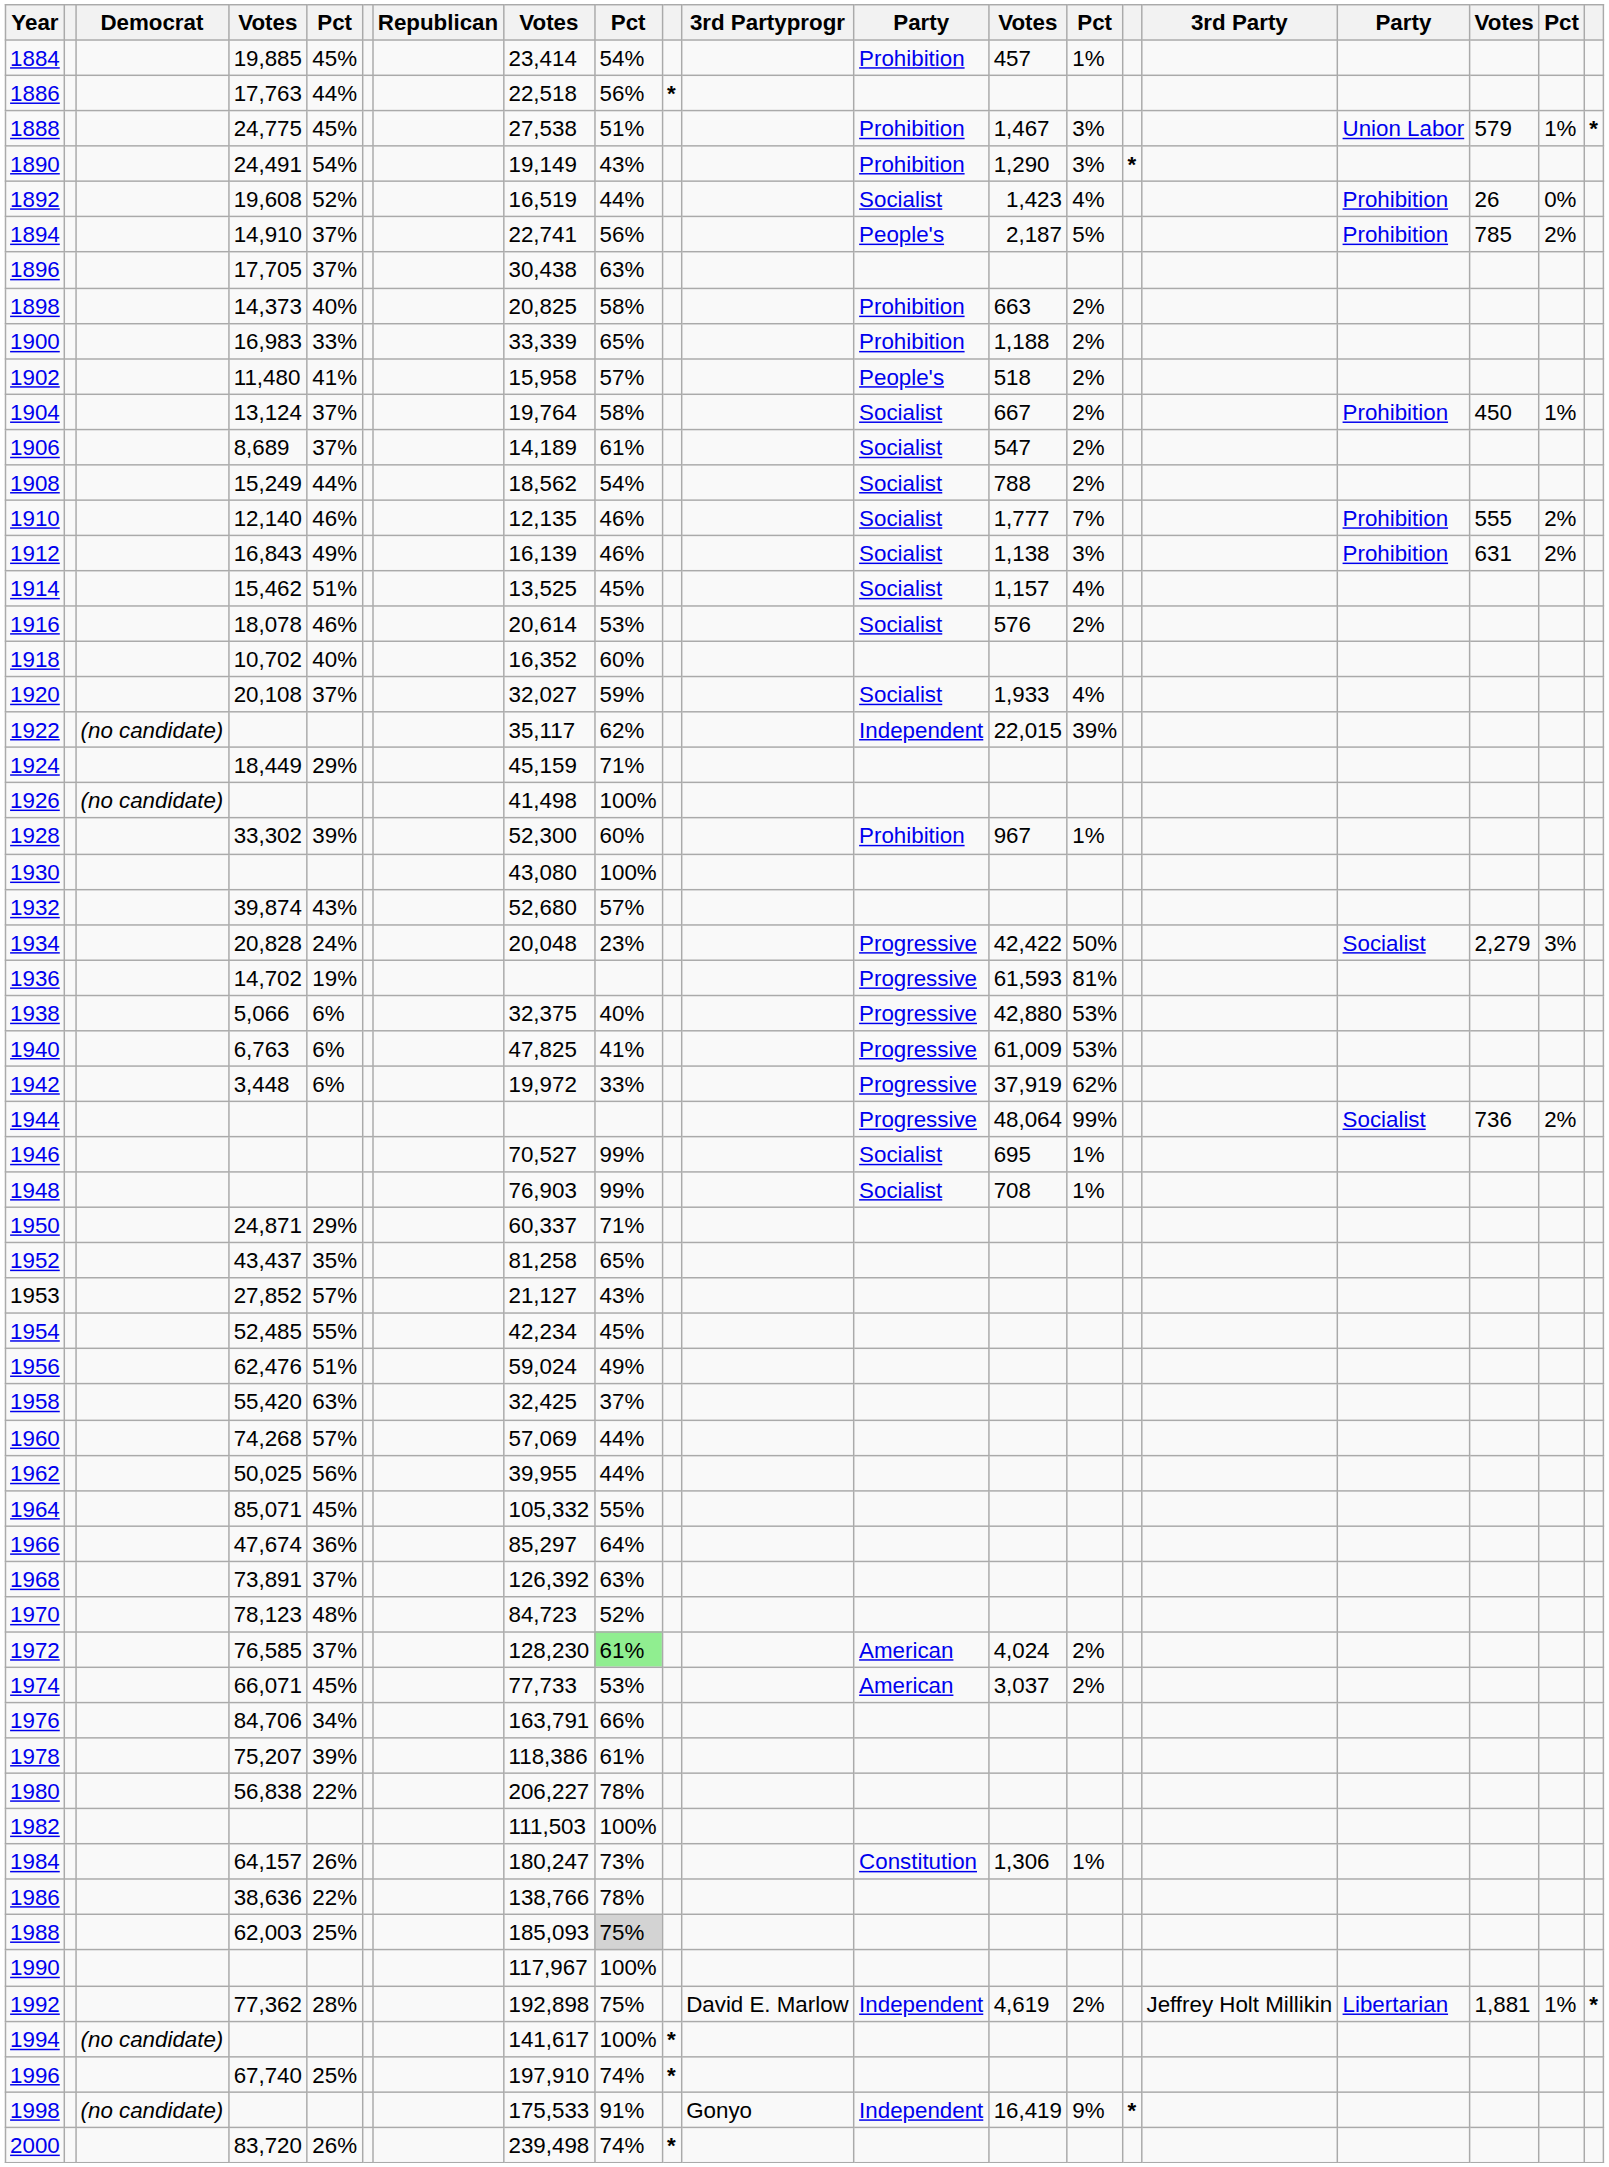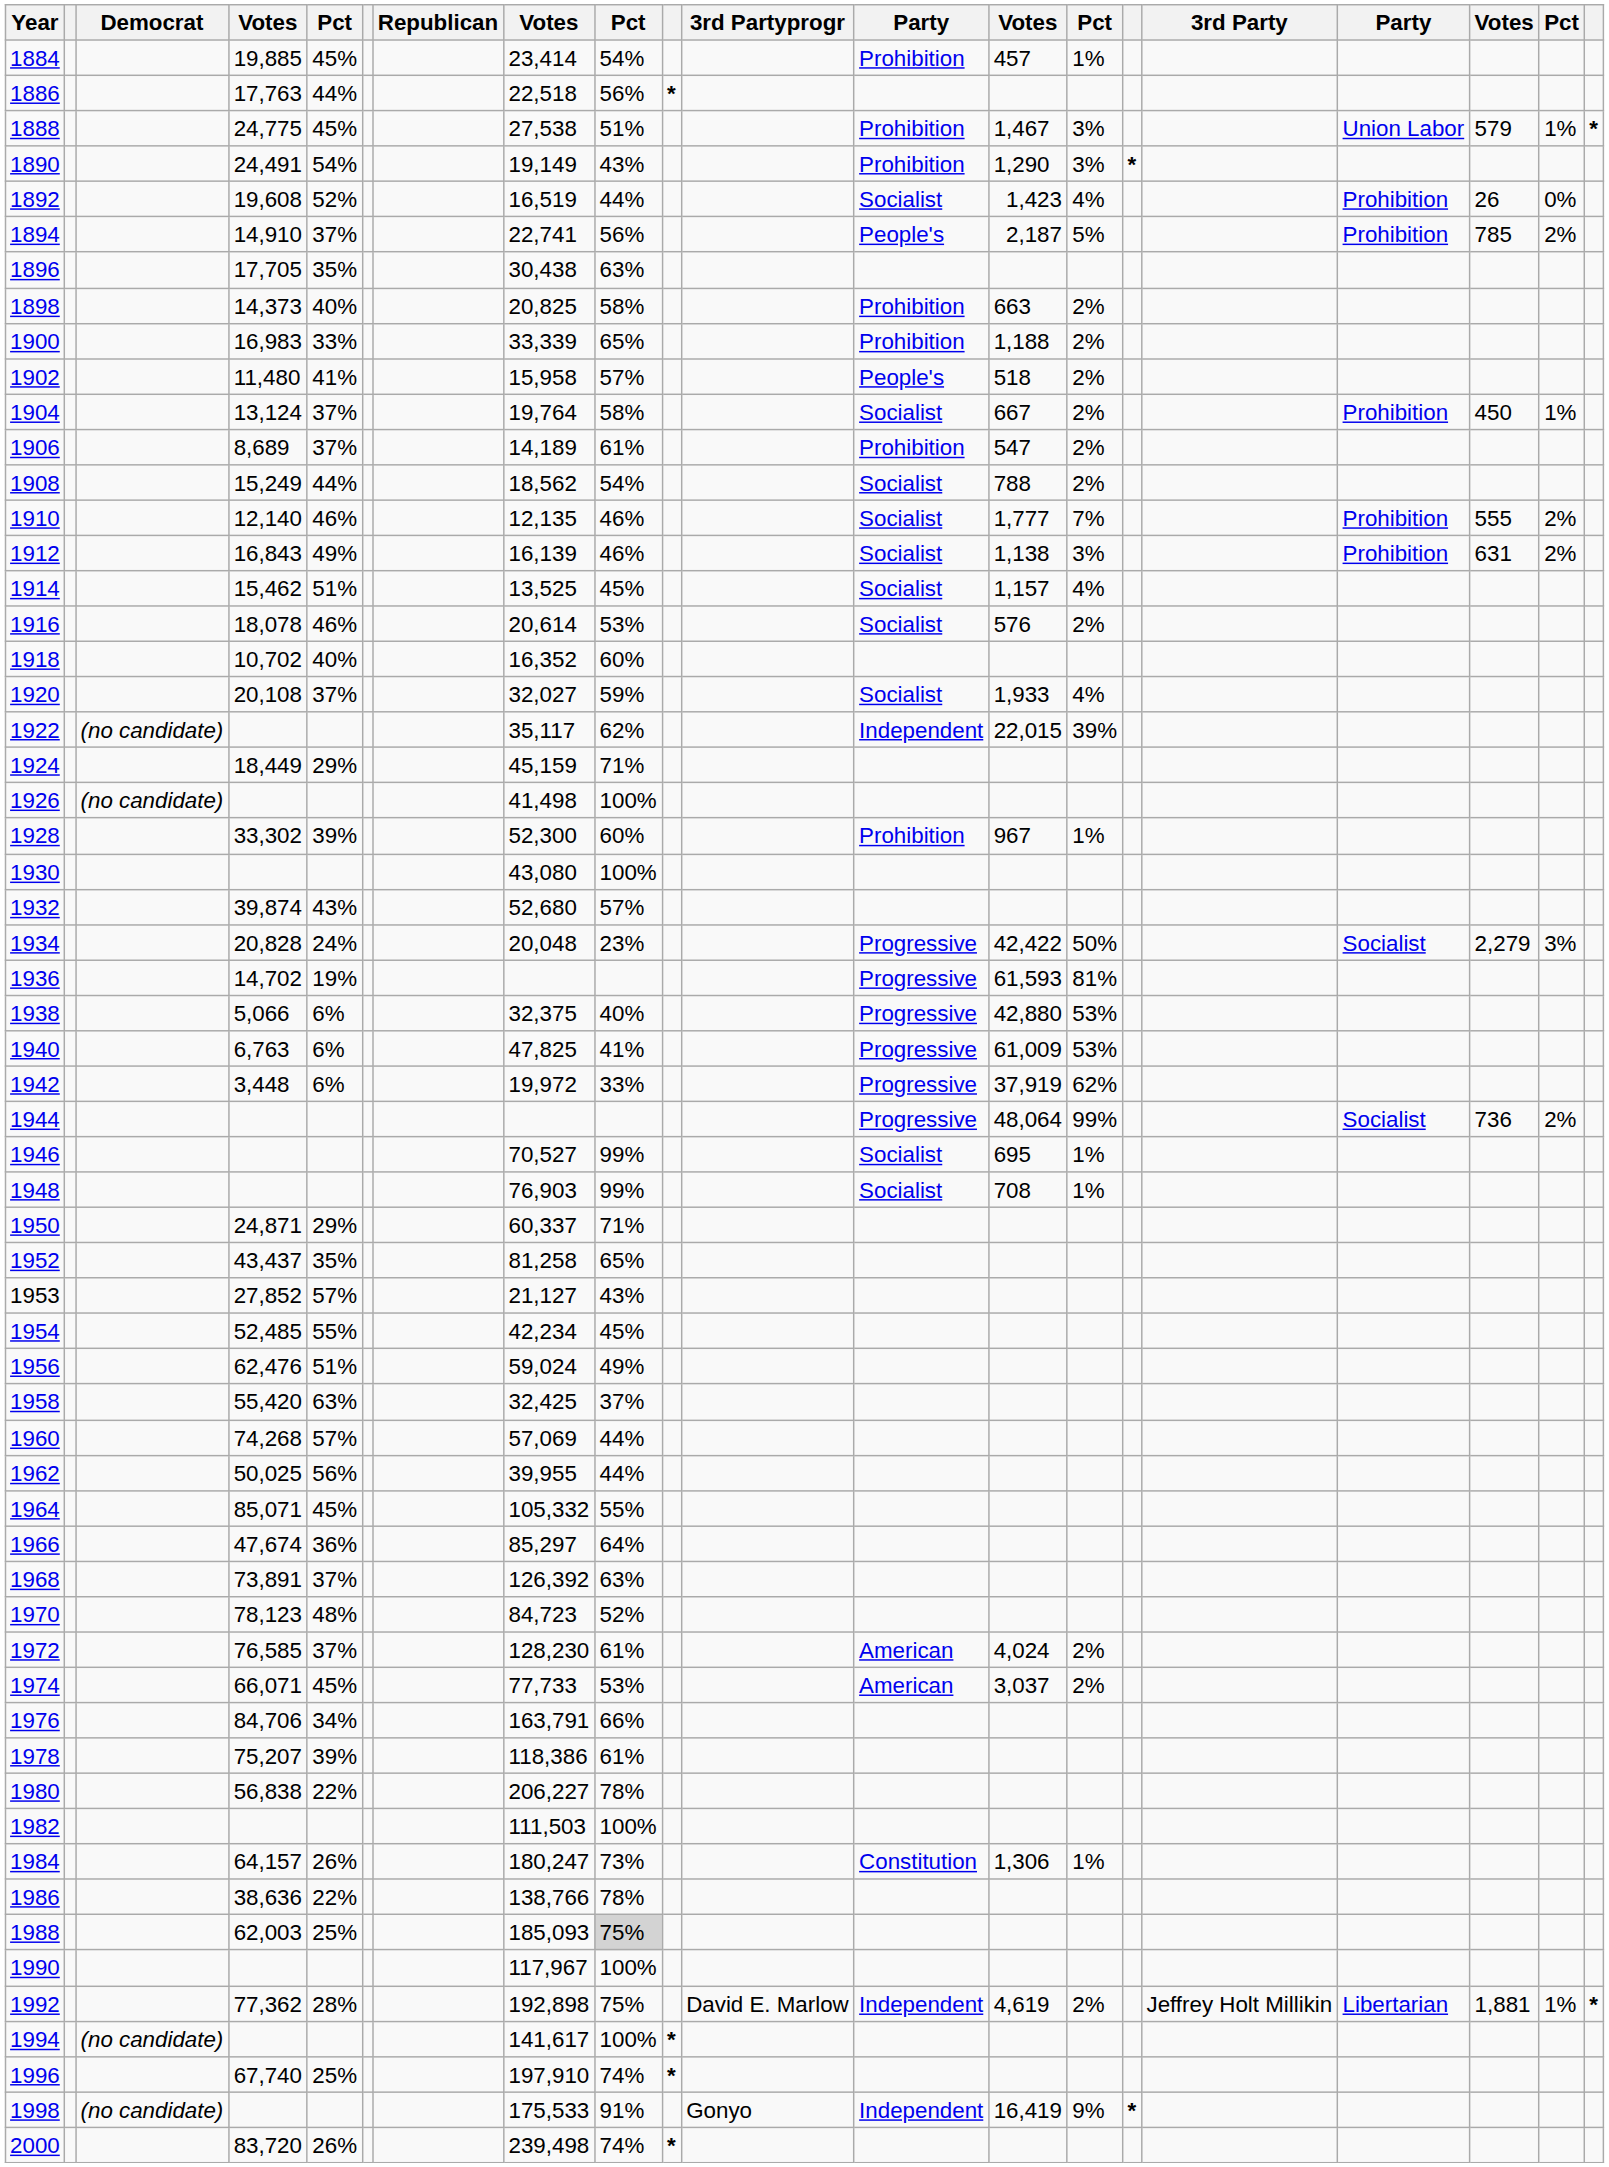(335, 270) 37% -> (335, 270) 35%
(901, 447) Socialist -> (912, 447) Prohibition
(622, 1650) lightgreen background -> (622, 1650) no background
